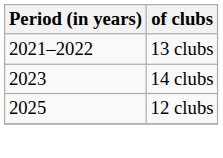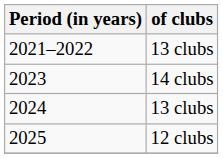+ row: (28, 108)
